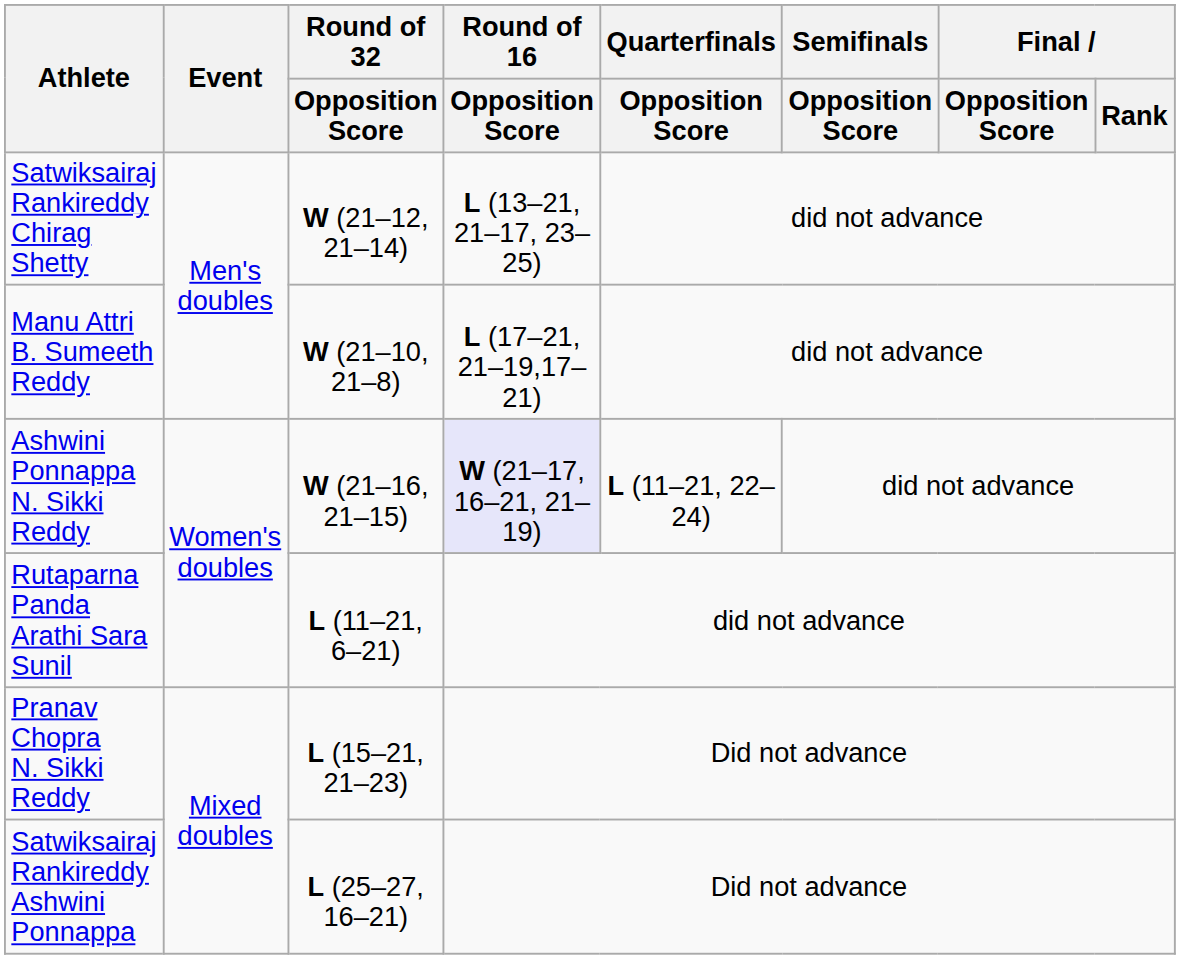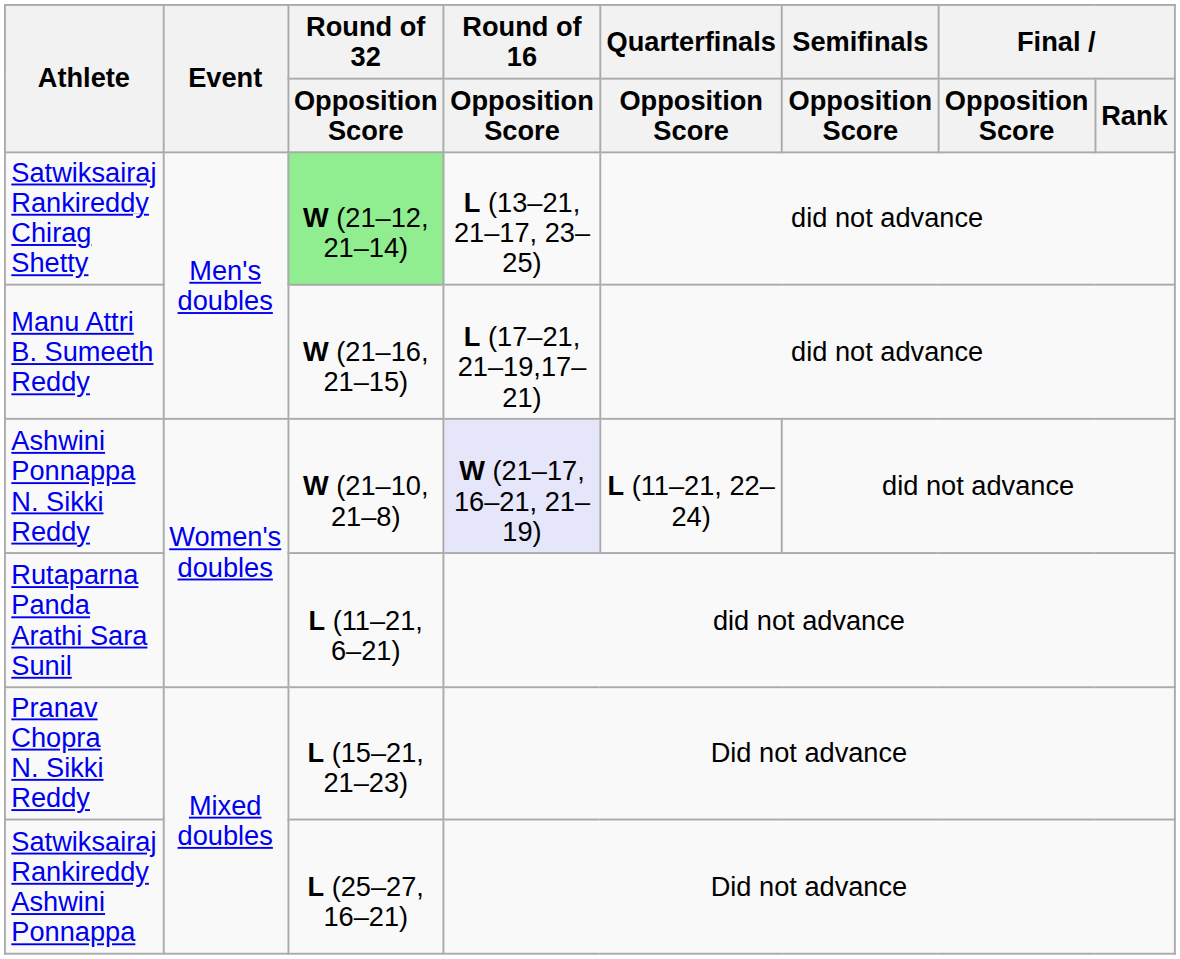(366, 234) no background -> (366, 234) lightgreen background
(366, 368) W (21–10, 21–8) -> (366, 368) W (21–16, 21–15)
(366, 501) W (21–16, 21–15) -> (366, 501) W (21–10, 21–8)
